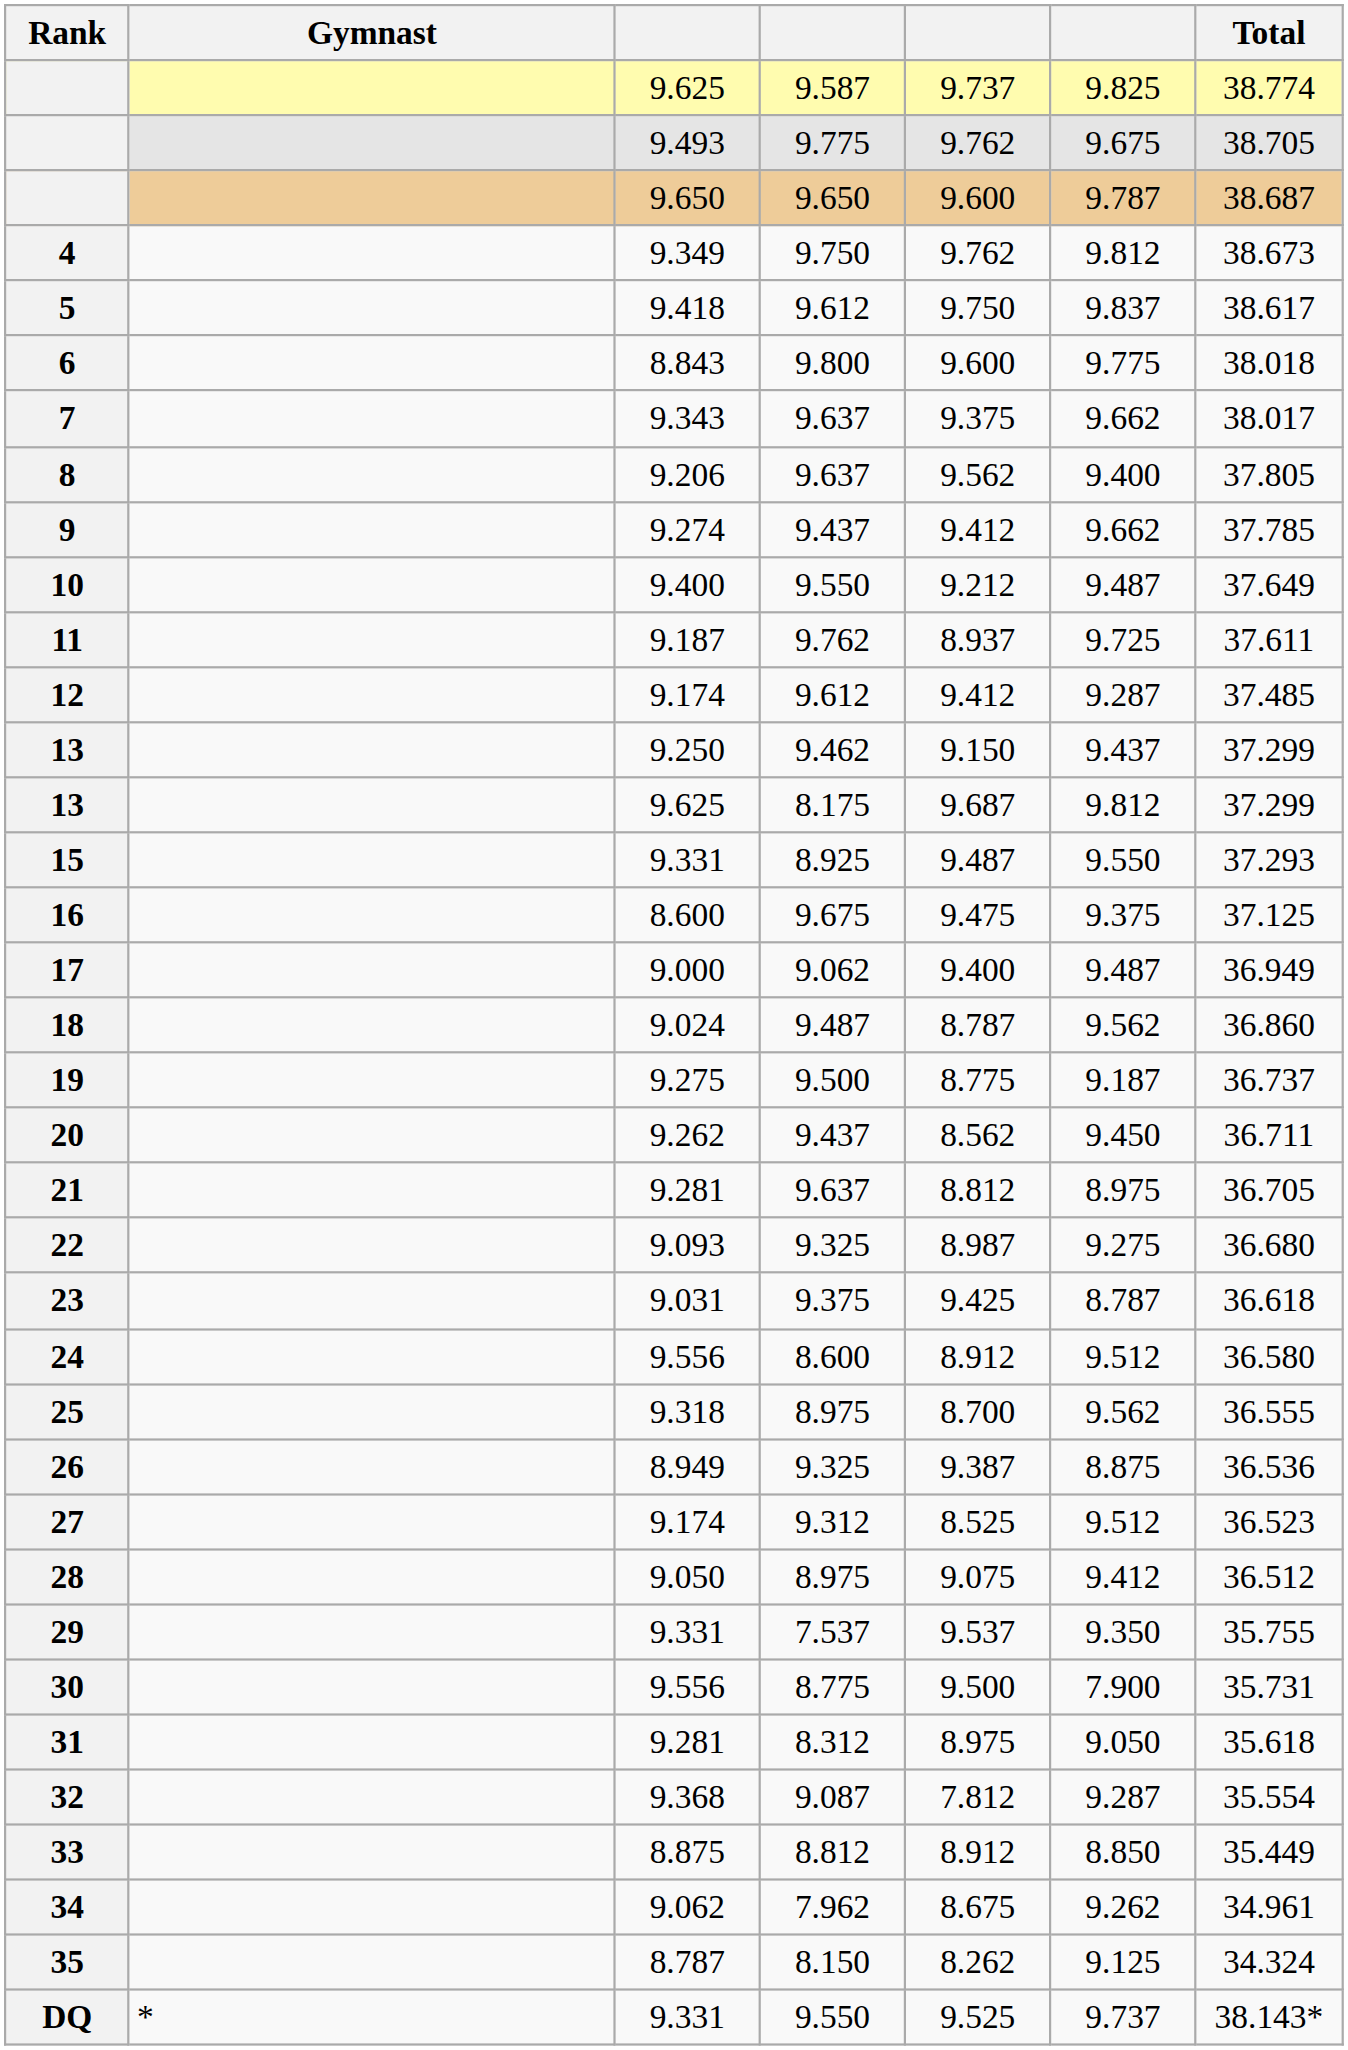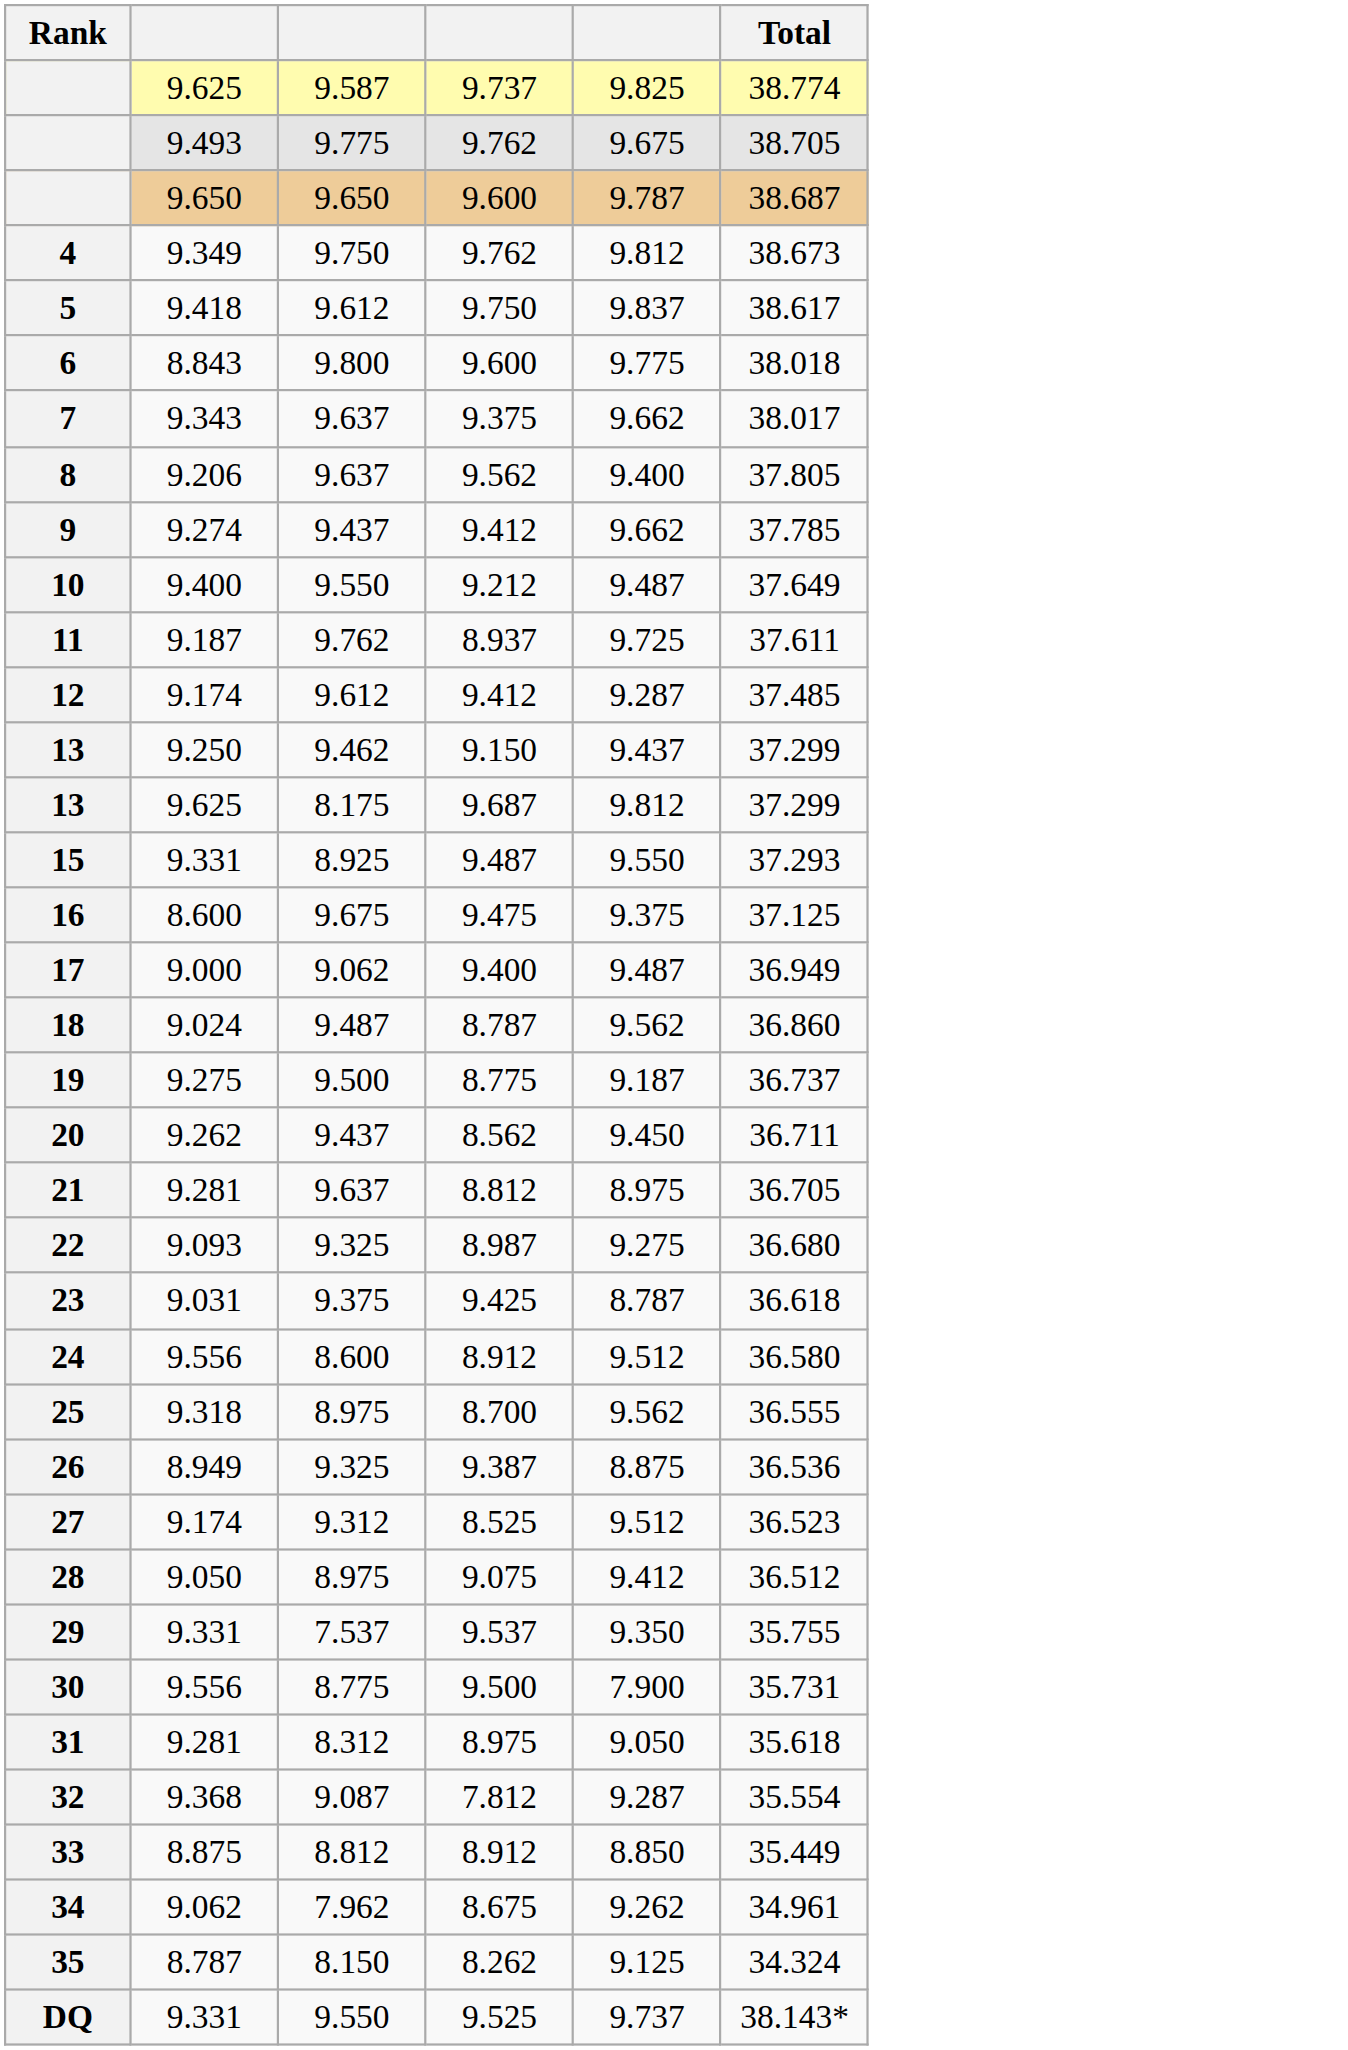- column: (372, 32)
